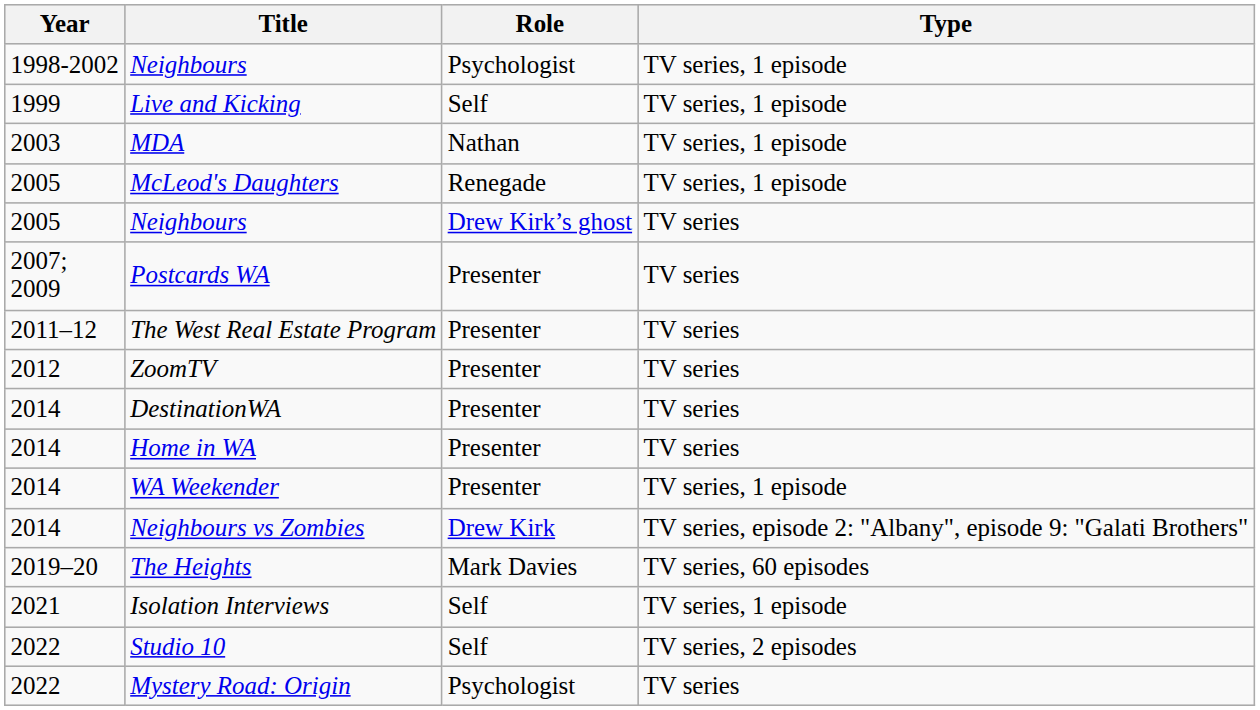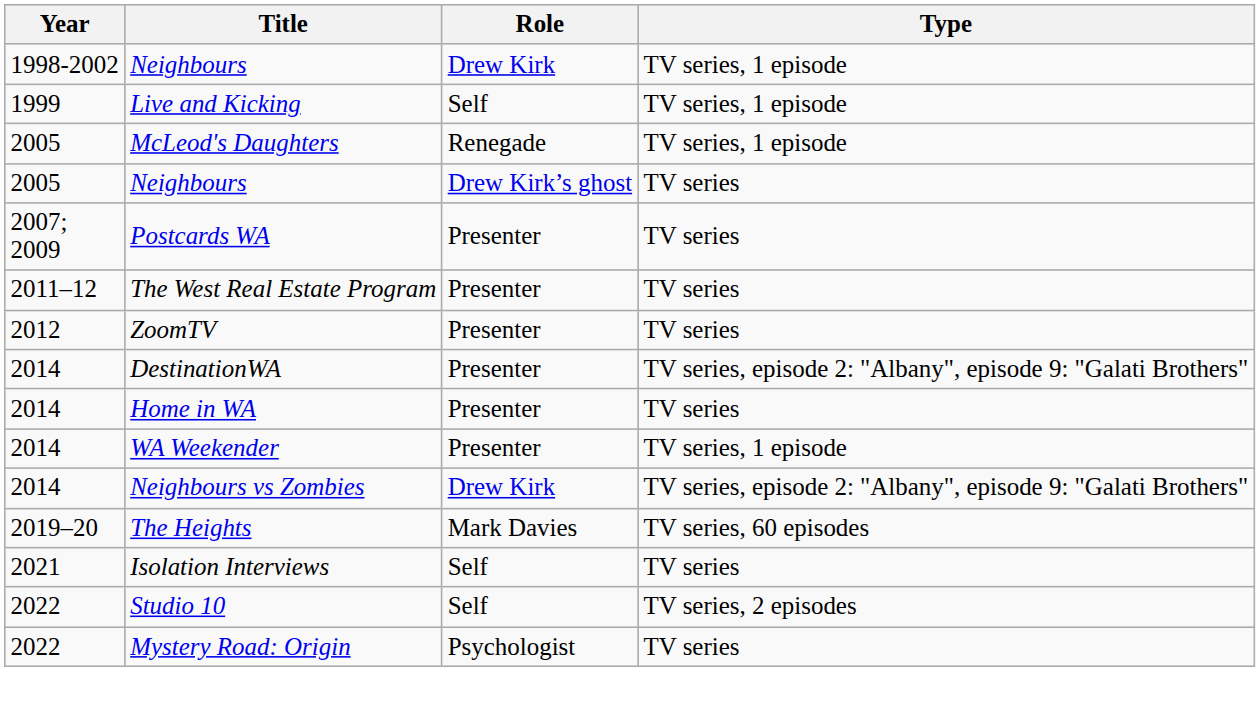(511, 63) Psychologist -> (501, 63) Drew Kirk
- row: (35, 143)
(692, 408) TV series -> (946, 369) TV series, episode 2: "Albany", episode 9: "Galati Brothers"
(745, 606) TV series, 1 episode -> (692, 566) TV series
